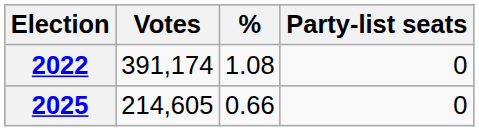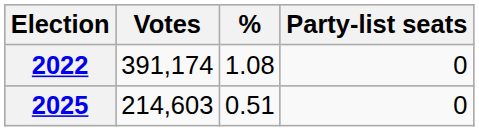(167, 105) 214,605 -> (167, 105) 214,603
(250, 105) 0.66 -> (250, 105) 0.51
